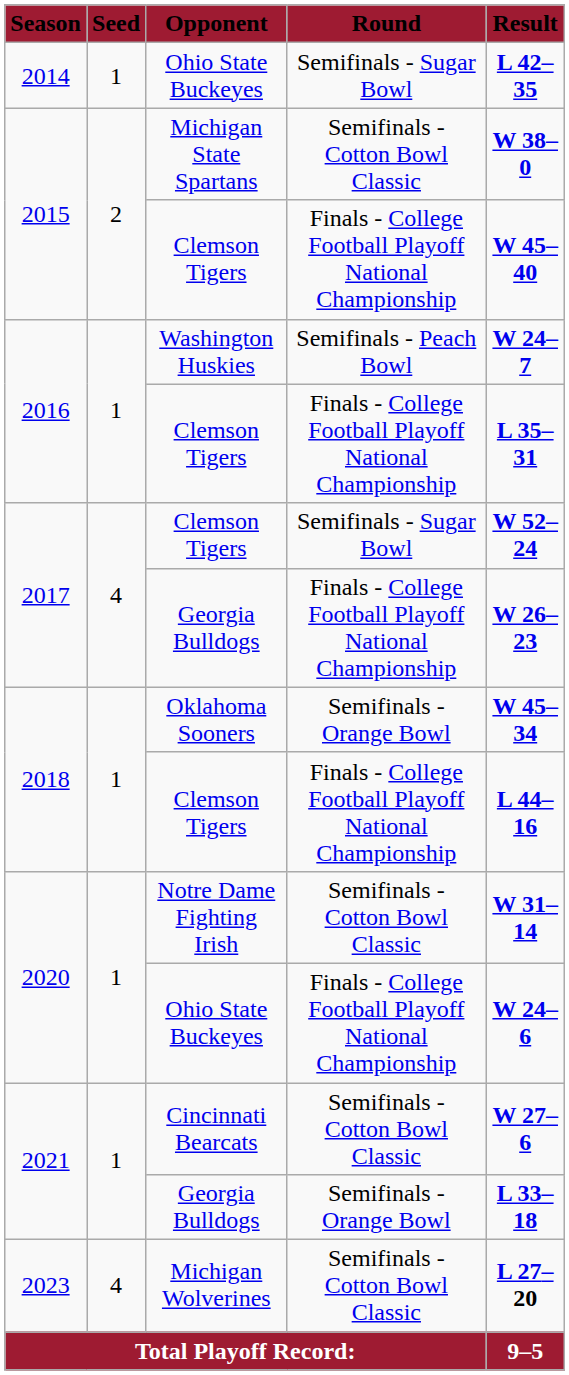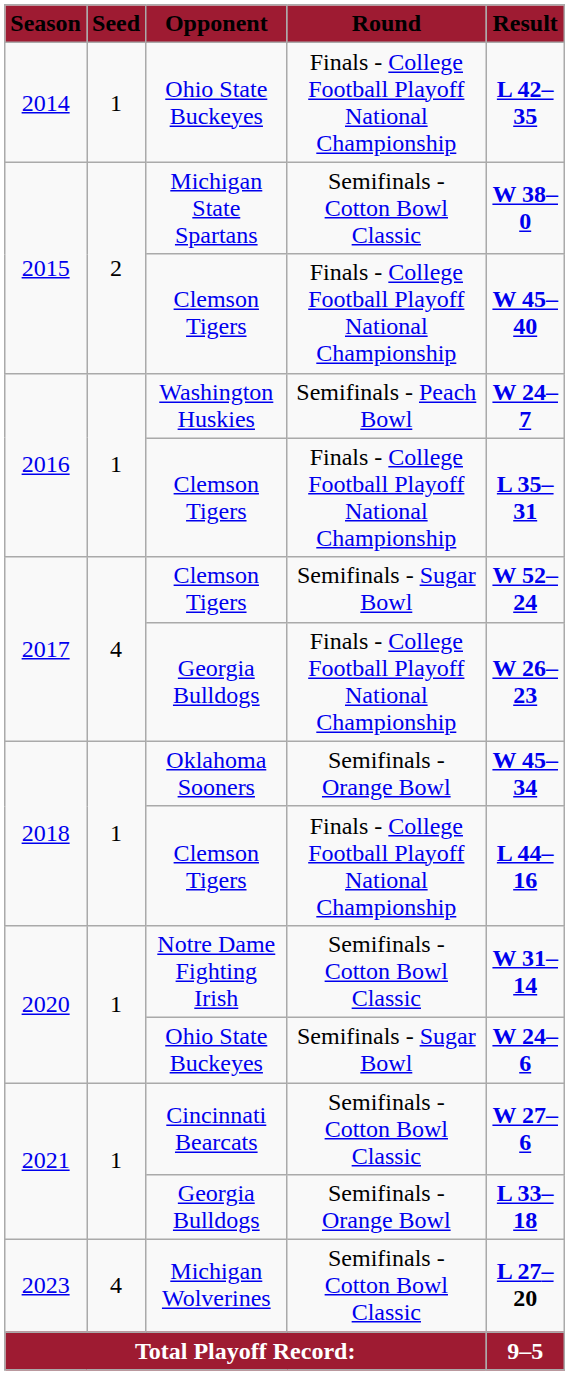(386, 75) Semifinals - Sugar Bowl -> (386, 102) Finals - College Football Playoff National Championship
(386, 1022) Finals - College Football Playoff National Championship -> (386, 1049) Semifinals - Sugar Bowl
